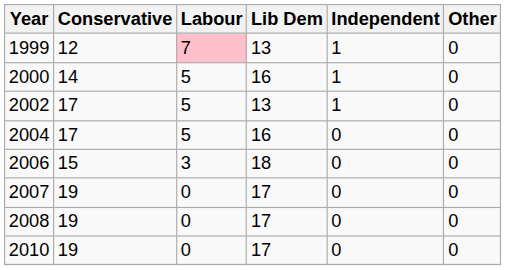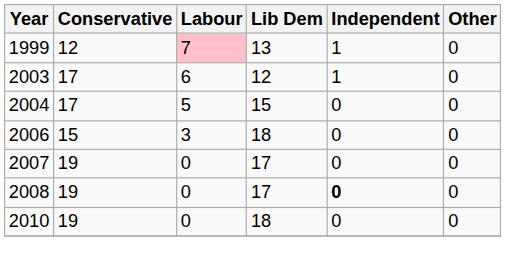- row: (29, 76)
- row: (29, 105)
+ row: (29, 76)
(261, 134) 16 -> (261, 105) 15
(336, 221) normal -> (336, 192) bold
(261, 250) 17 -> (261, 221) 18
